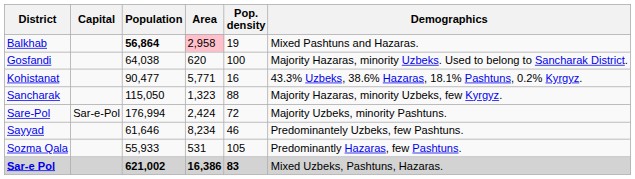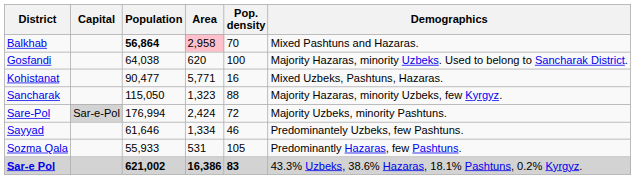(233, 43) 19 -> (233, 43) 70
(427, 78) 43.3% Uzbeks, 38.6% Hazaras, 18.1% Pashtuns, 0.2% Kyrgyz. -> (357, 78) Mixed Uzbeks, Pashtuns, Hazaras.
(97, 113) no background -> (97, 113) lightgrey background
(201, 131) 8,234 -> (201, 131) 1,334
(357, 166) Mixed Uzbeks, Pashtuns, Hazaras. -> (427, 166) 43.3% Uzbeks, 38.6% Hazaras, 18.1% Pashtuns, 0.2% Kyrgyz.
